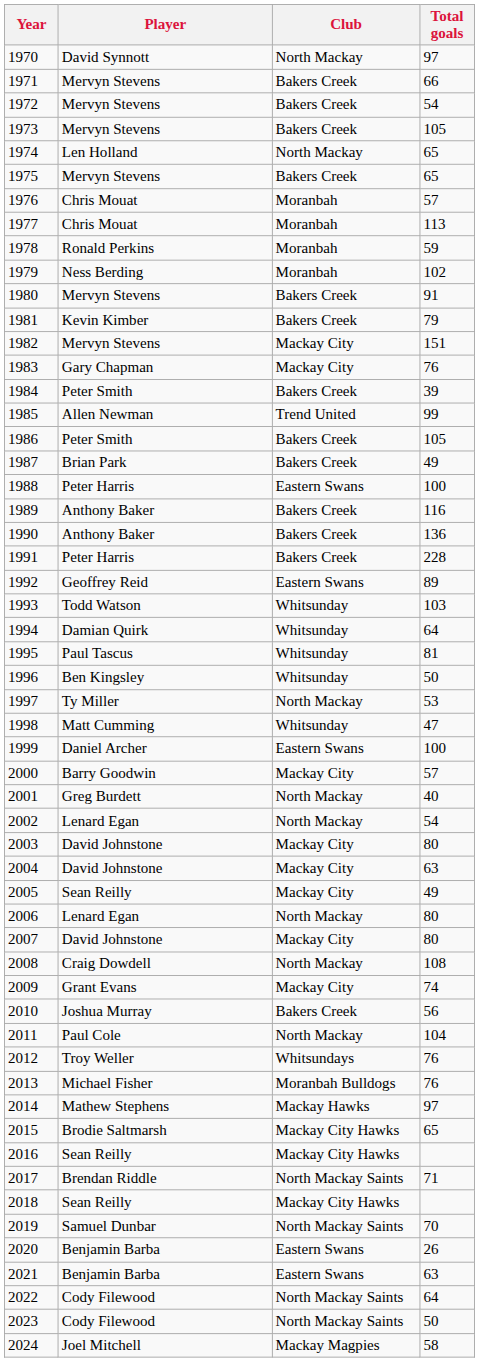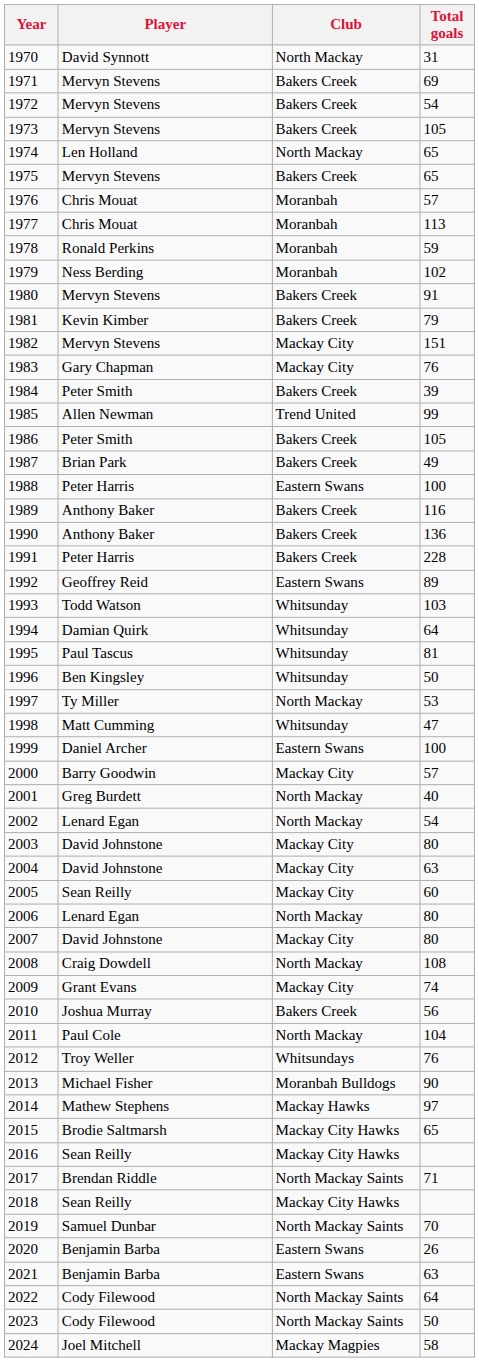(431, 57) 97 -> (431, 57) 31
(431, 81) 66 -> (431, 81) 69
(431, 892) 49 -> (431, 892) 60
(431, 1082) 76 -> (431, 1082) 90
